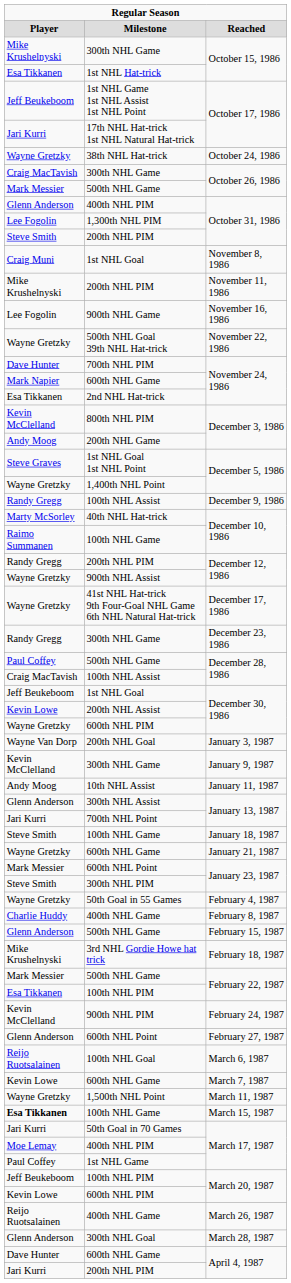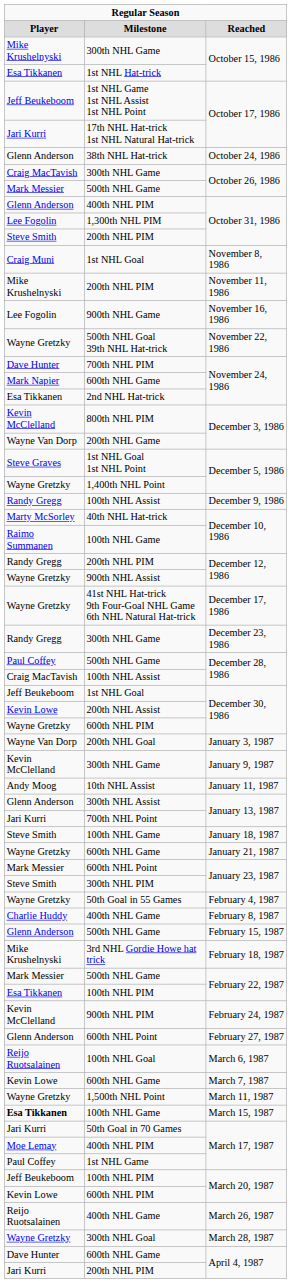(39, 156) Wayne Gretzky -> (40, 156) Glenn Anderson
(32, 441) Andy Moog -> (42, 441) Wayne Van Dorp
(40, 1238) Glenn Anderson -> (39, 1238) Wayne Gretzky
